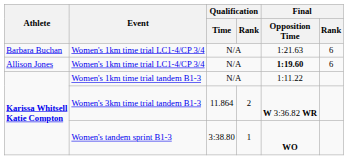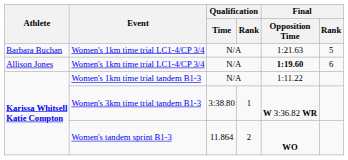(331, 50) 6 -> (331, 50) 5
(222, 103) 11.864 -> (222, 103) 3:38.80
(249, 103) 2 -> (249, 103) 1
(222, 138) 3:38.80 -> (222, 138) 11.864
(249, 138) 1 -> (249, 138) 2
